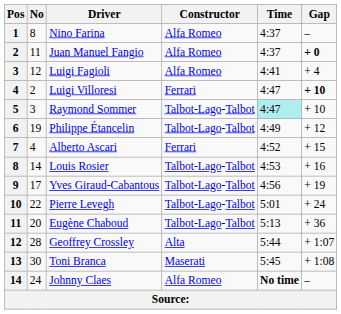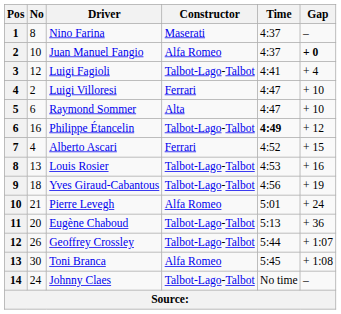(193, 33) Alfa Romeo -> (185, 33) Maserati
(35, 52) 11 -> (36, 52) 10
(193, 71) Alfa Romeo -> (210, 71) Talbot-Lago-Talbot
(315, 90) bold -> (313, 90) normal
(33, 109) 3 -> (33, 109) 6
(210, 109) Talbot-Lago-Talbot -> (175, 109) Alta
(270, 109) paleturquoise background -> (270, 109) no background
(36, 128) 19 -> (36, 128) 16
(270, 128) normal -> (271, 128) bold
(36, 166) 14 -> (36, 166) 13
(36, 185) 17 -> (36, 185) 18
(36, 204) 22 -> (36, 204) 21
(210, 204) Talbot-Lago-Talbot -> (193, 204) Alfa Romeo
(36, 242) 28 -> (36, 242) 26
(175, 242) Alta -> (210, 242) Talbot-Lago-Talbot
(185, 261) Maserati -> (193, 261) Alfa Romeo
(193, 280) Alfa Romeo -> (210, 280) Talbot-Lago-Talbot
(280, 280) bold -> (279, 280) normal
